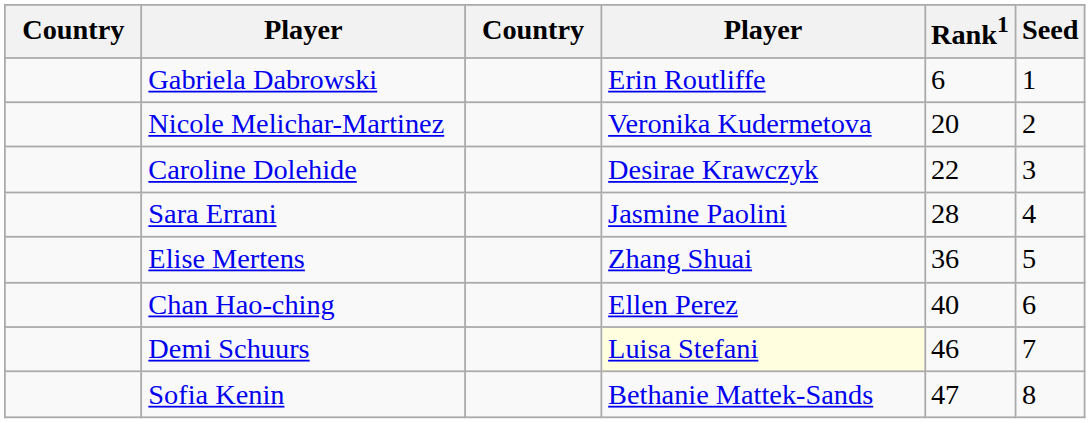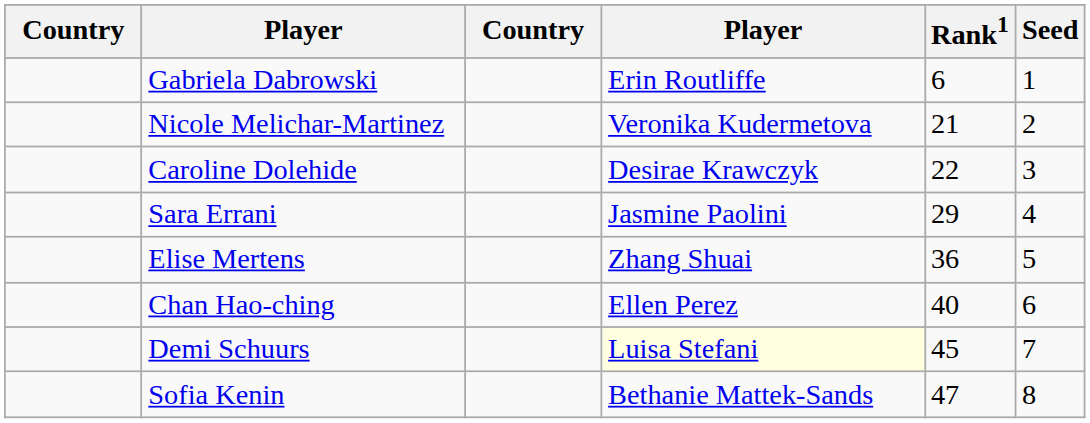(945, 124) 20 -> (945, 124) 21
(945, 214) 28 -> (945, 214) 29
(945, 349) 46 -> (945, 349) 45
